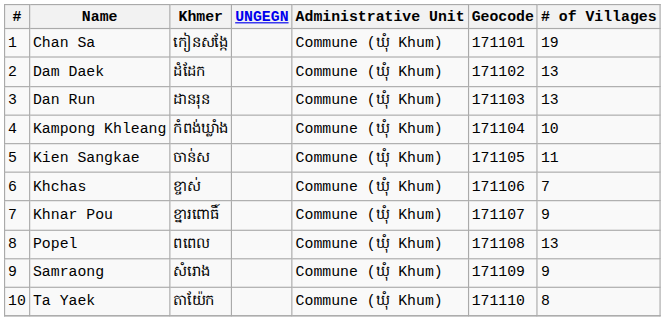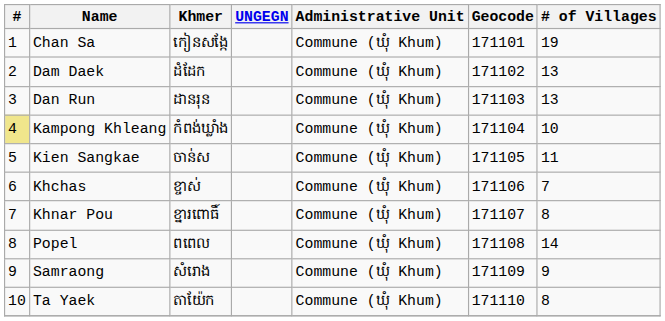(13, 129) no background -> (13, 129) khaki background
(545, 215) 9 -> (545, 215) 8
(550, 244) 13 -> (550, 244) 14
